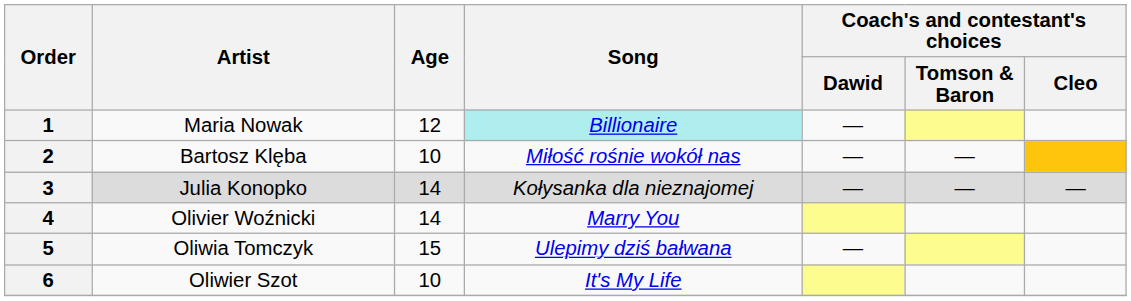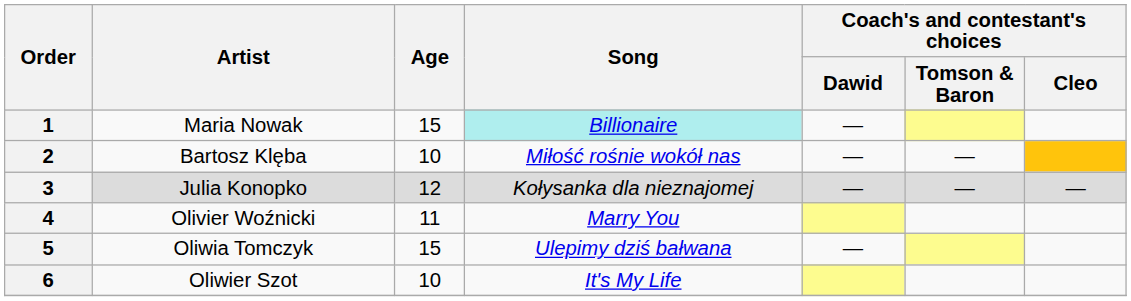(430, 125) 12 -> (430, 125) 15
(430, 187) 14 -> (430, 187) 12
(430, 218) 14 -> (430, 218) 11
